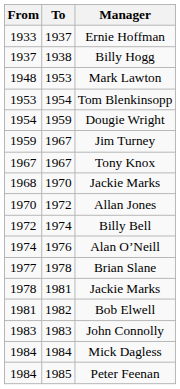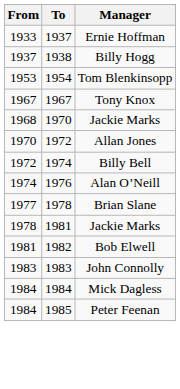- row: (23, 78)
- row: (23, 120)
- row: (23, 141)
